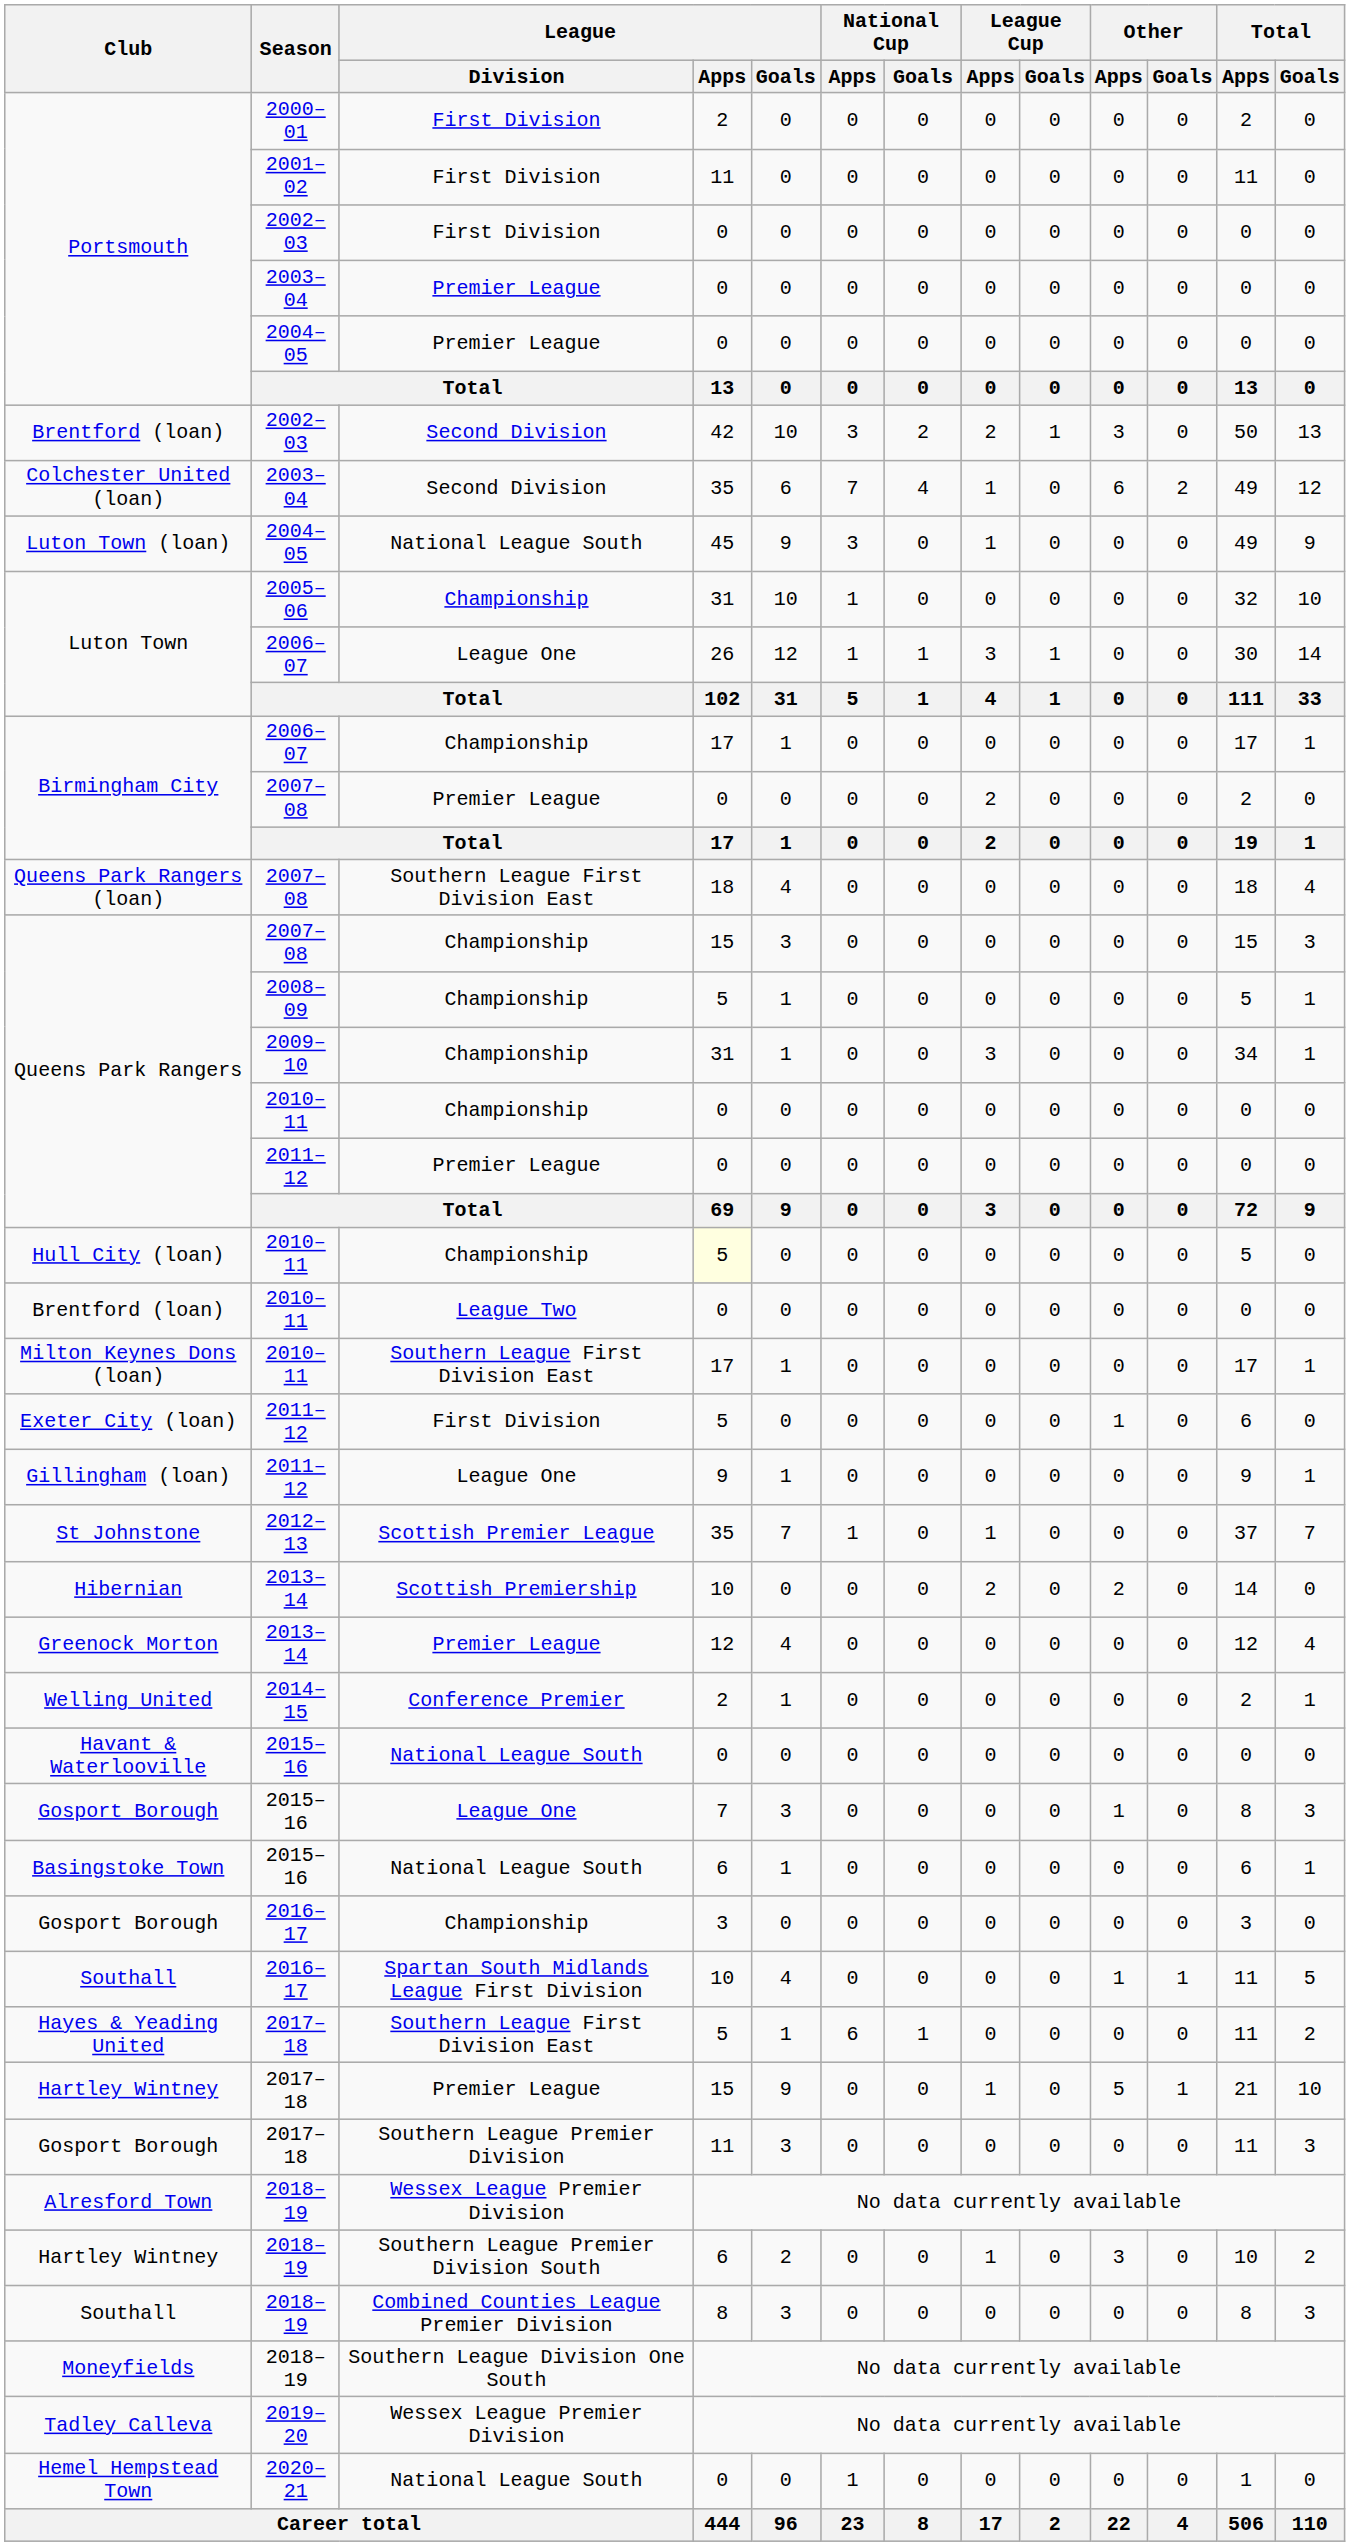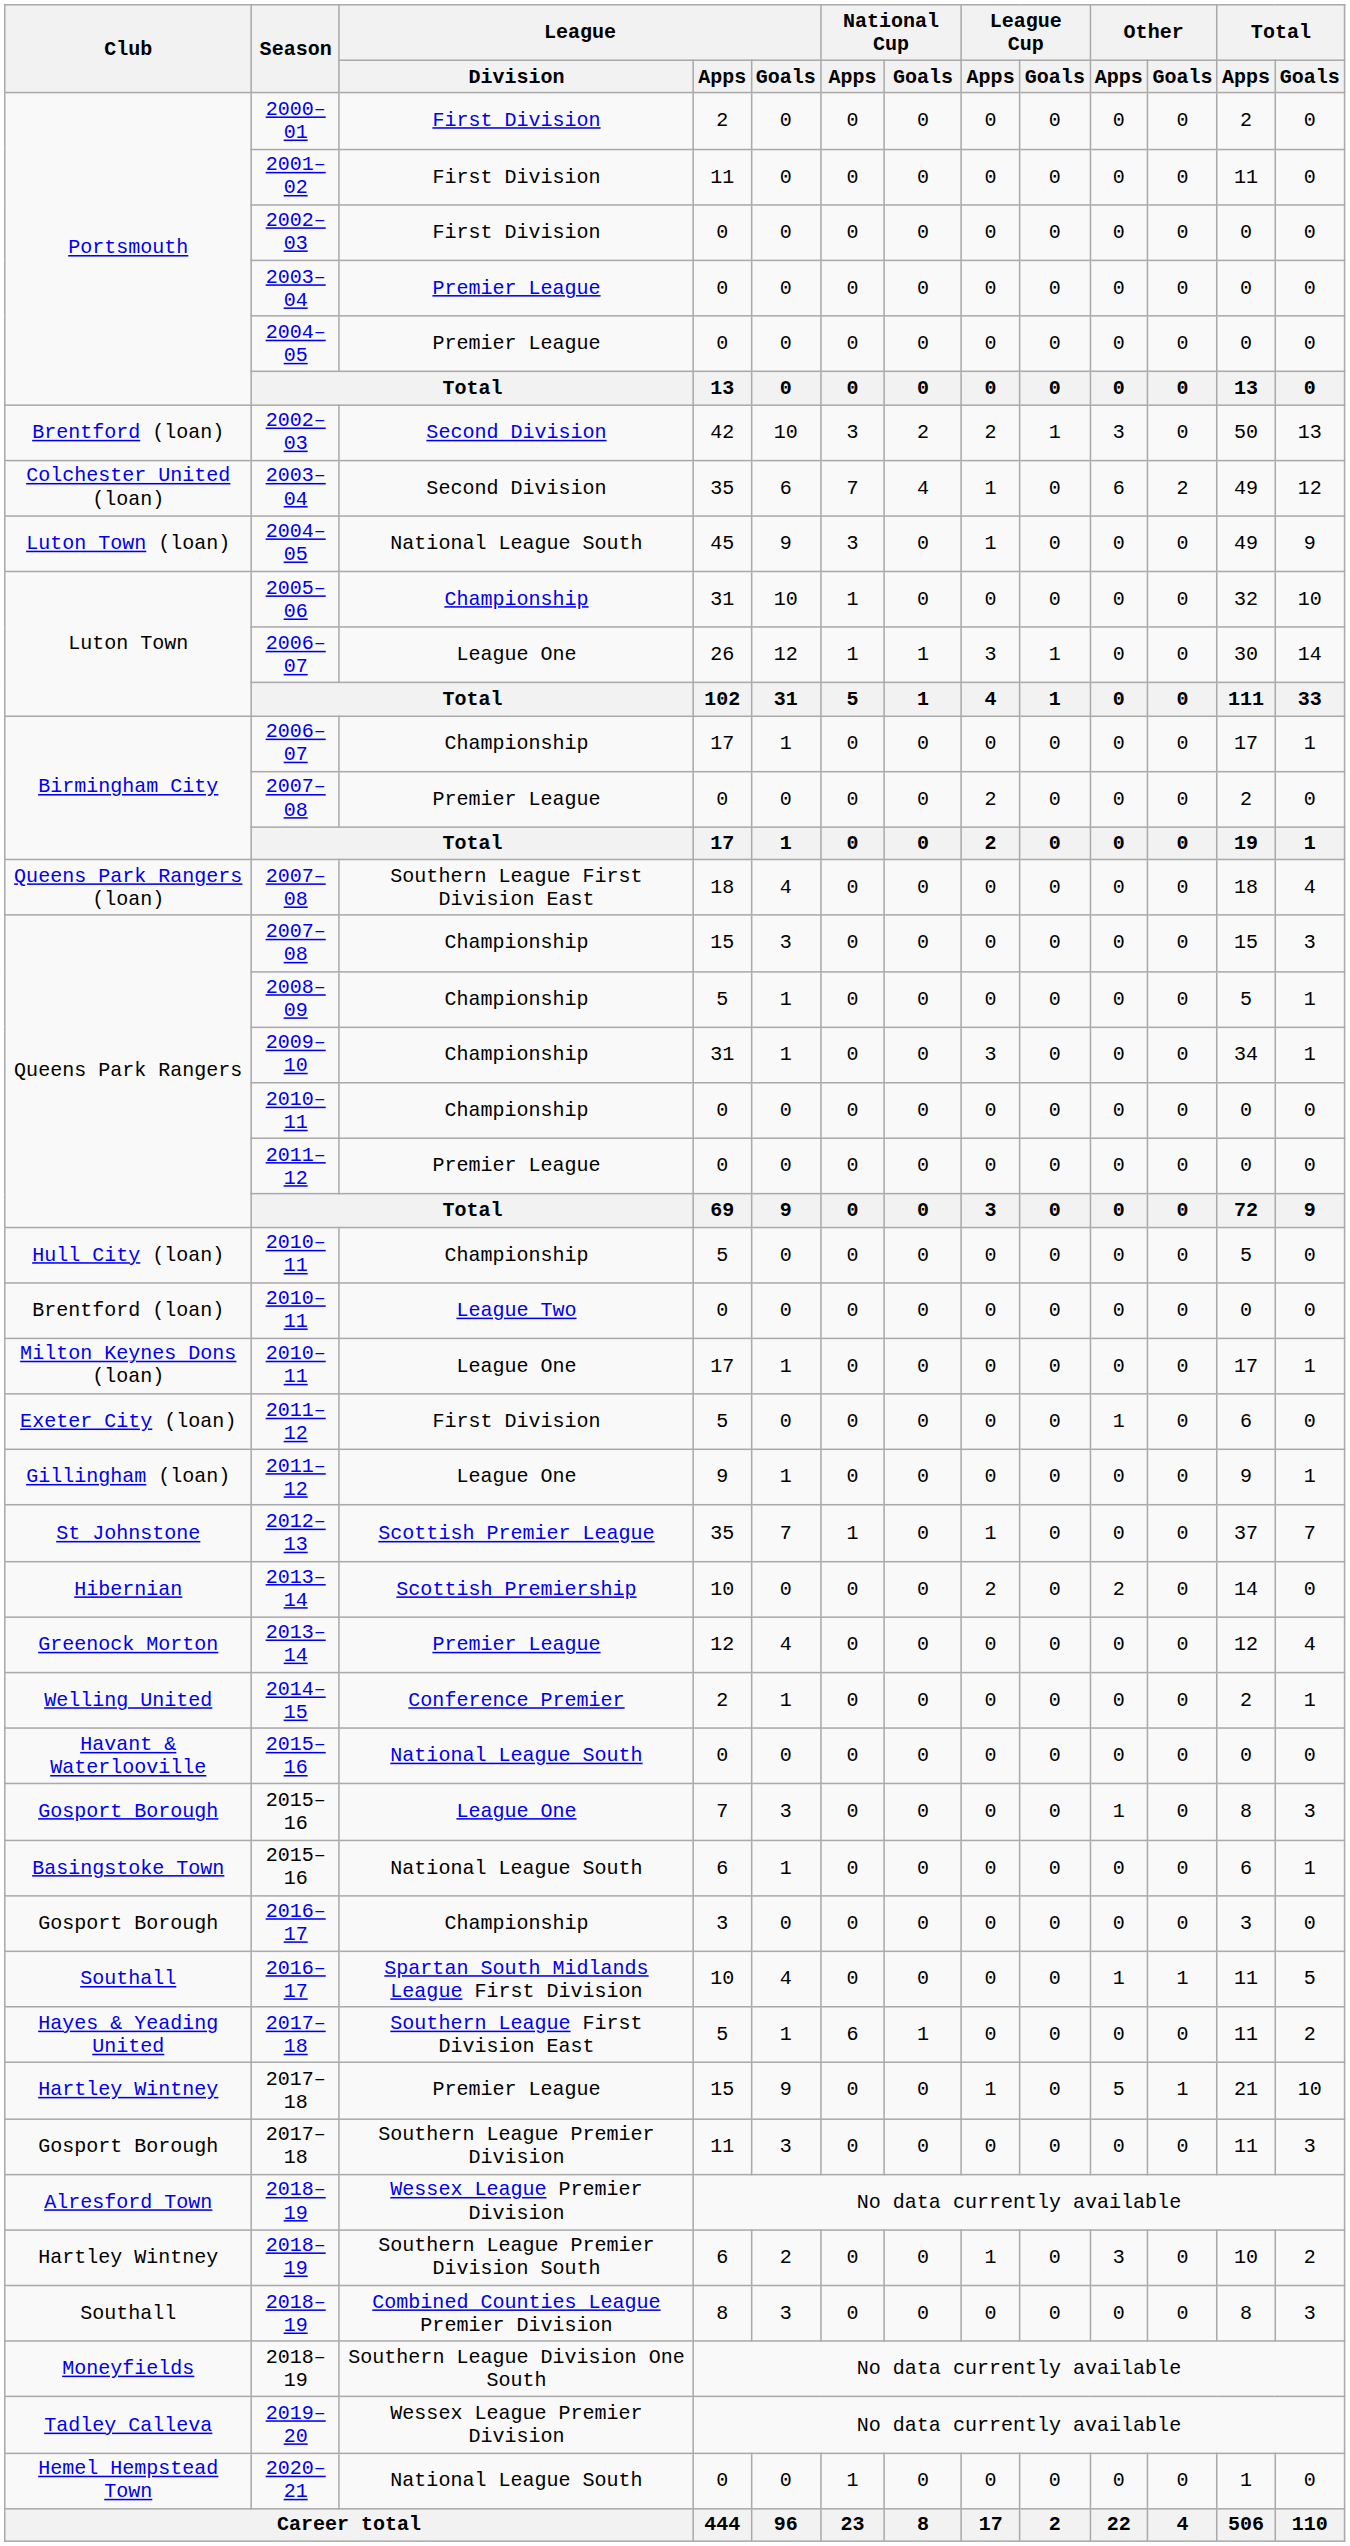(722, 1255) lightyellow background -> (722, 1255) no background
(516, 1366) Southern League First Division East -> (516, 1366) League One
